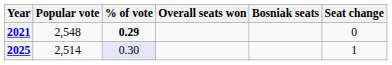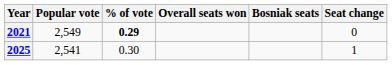(68, 32) 2,548 -> (68, 32) 2,549
(68, 50) 2,514 -> (68, 50) 2,541
(129, 50) lavender background -> (129, 50) no background
